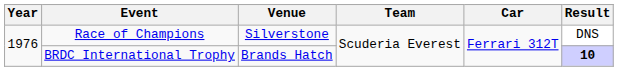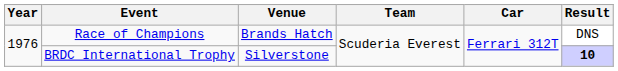(287, 36) Silverstone -> (287, 36) Brands Hatch
(287, 56) Brands Hatch -> (287, 56) Silverstone
